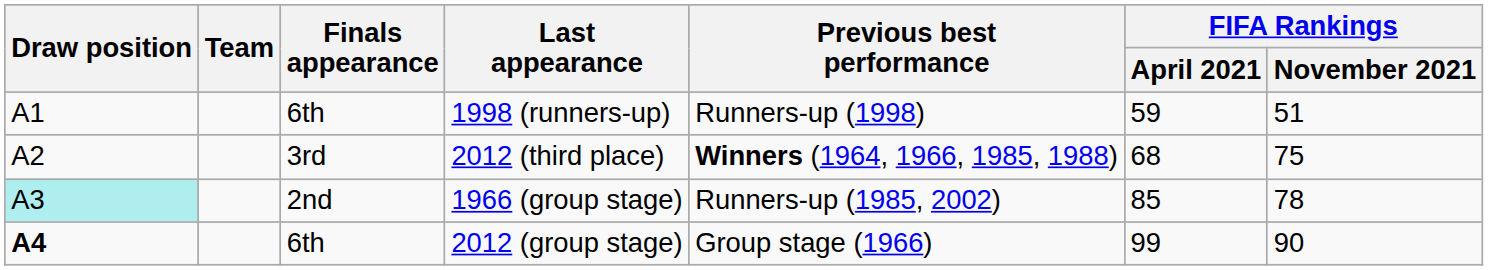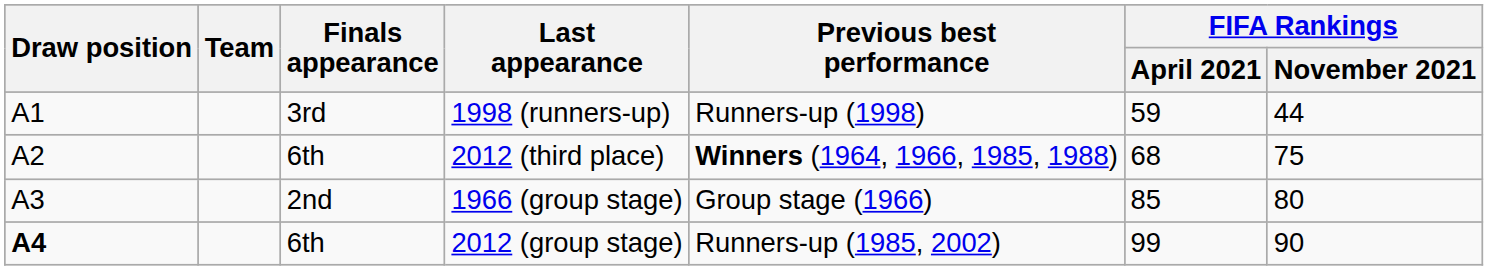(306, 112) 6th -> (306, 112) 3rd
(1289, 112) 51 -> (1289, 112) 44
(306, 156) 3rd -> (306, 156) 6th
(28, 199) paleturquoise background -> (28, 199) no background
(848, 199) Runners-up (1985, 2002) -> (814, 199) Group stage (1966)
(1289, 199) 78 -> (1289, 199) 80
(814, 243) Group stage (1966) -> (848, 243) Runners-up (1985, 2002)
